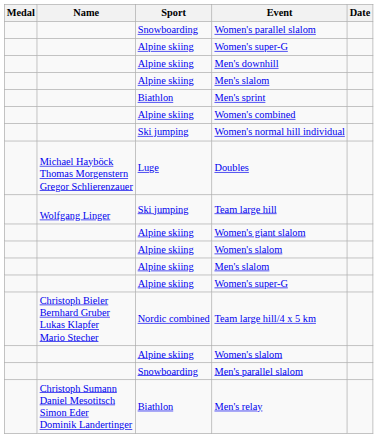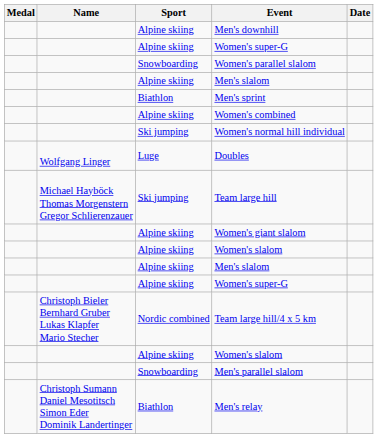rows swapped: (166, 64) <-> (168, 30)
(86, 174) Michael Hayböck Thomas Morgenstern Gregor Schlierenzauer -> (75, 161) Wolfgang Linger
(75, 215) Wolfgang Linger -> (86, 203) Michael Hayböck Thomas Morgenstern Gregor Schlierenzauer
